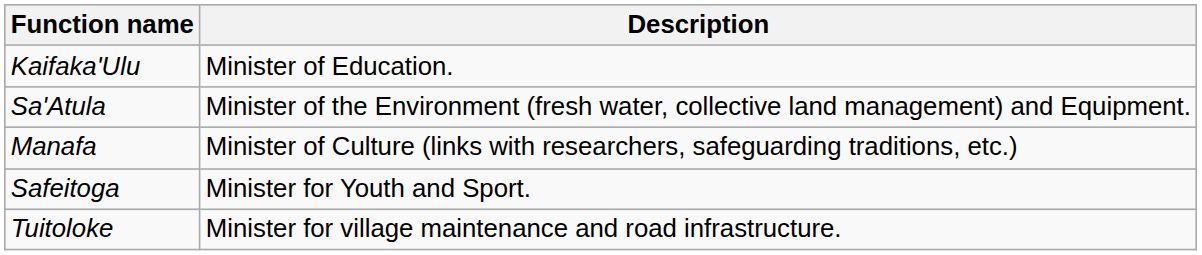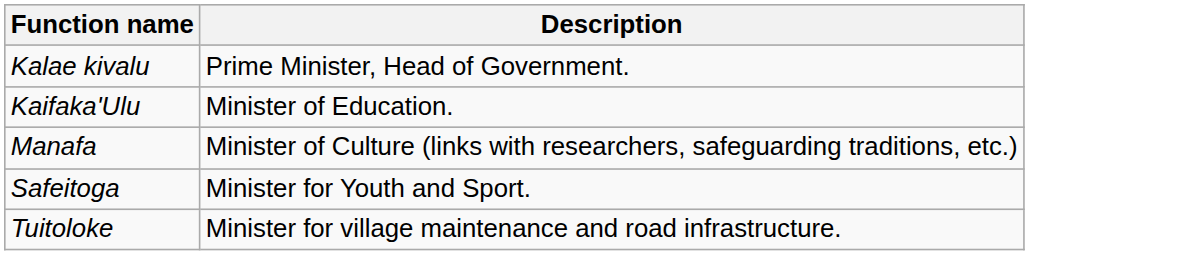+ row: (80, 65)
- row: (58, 106)
